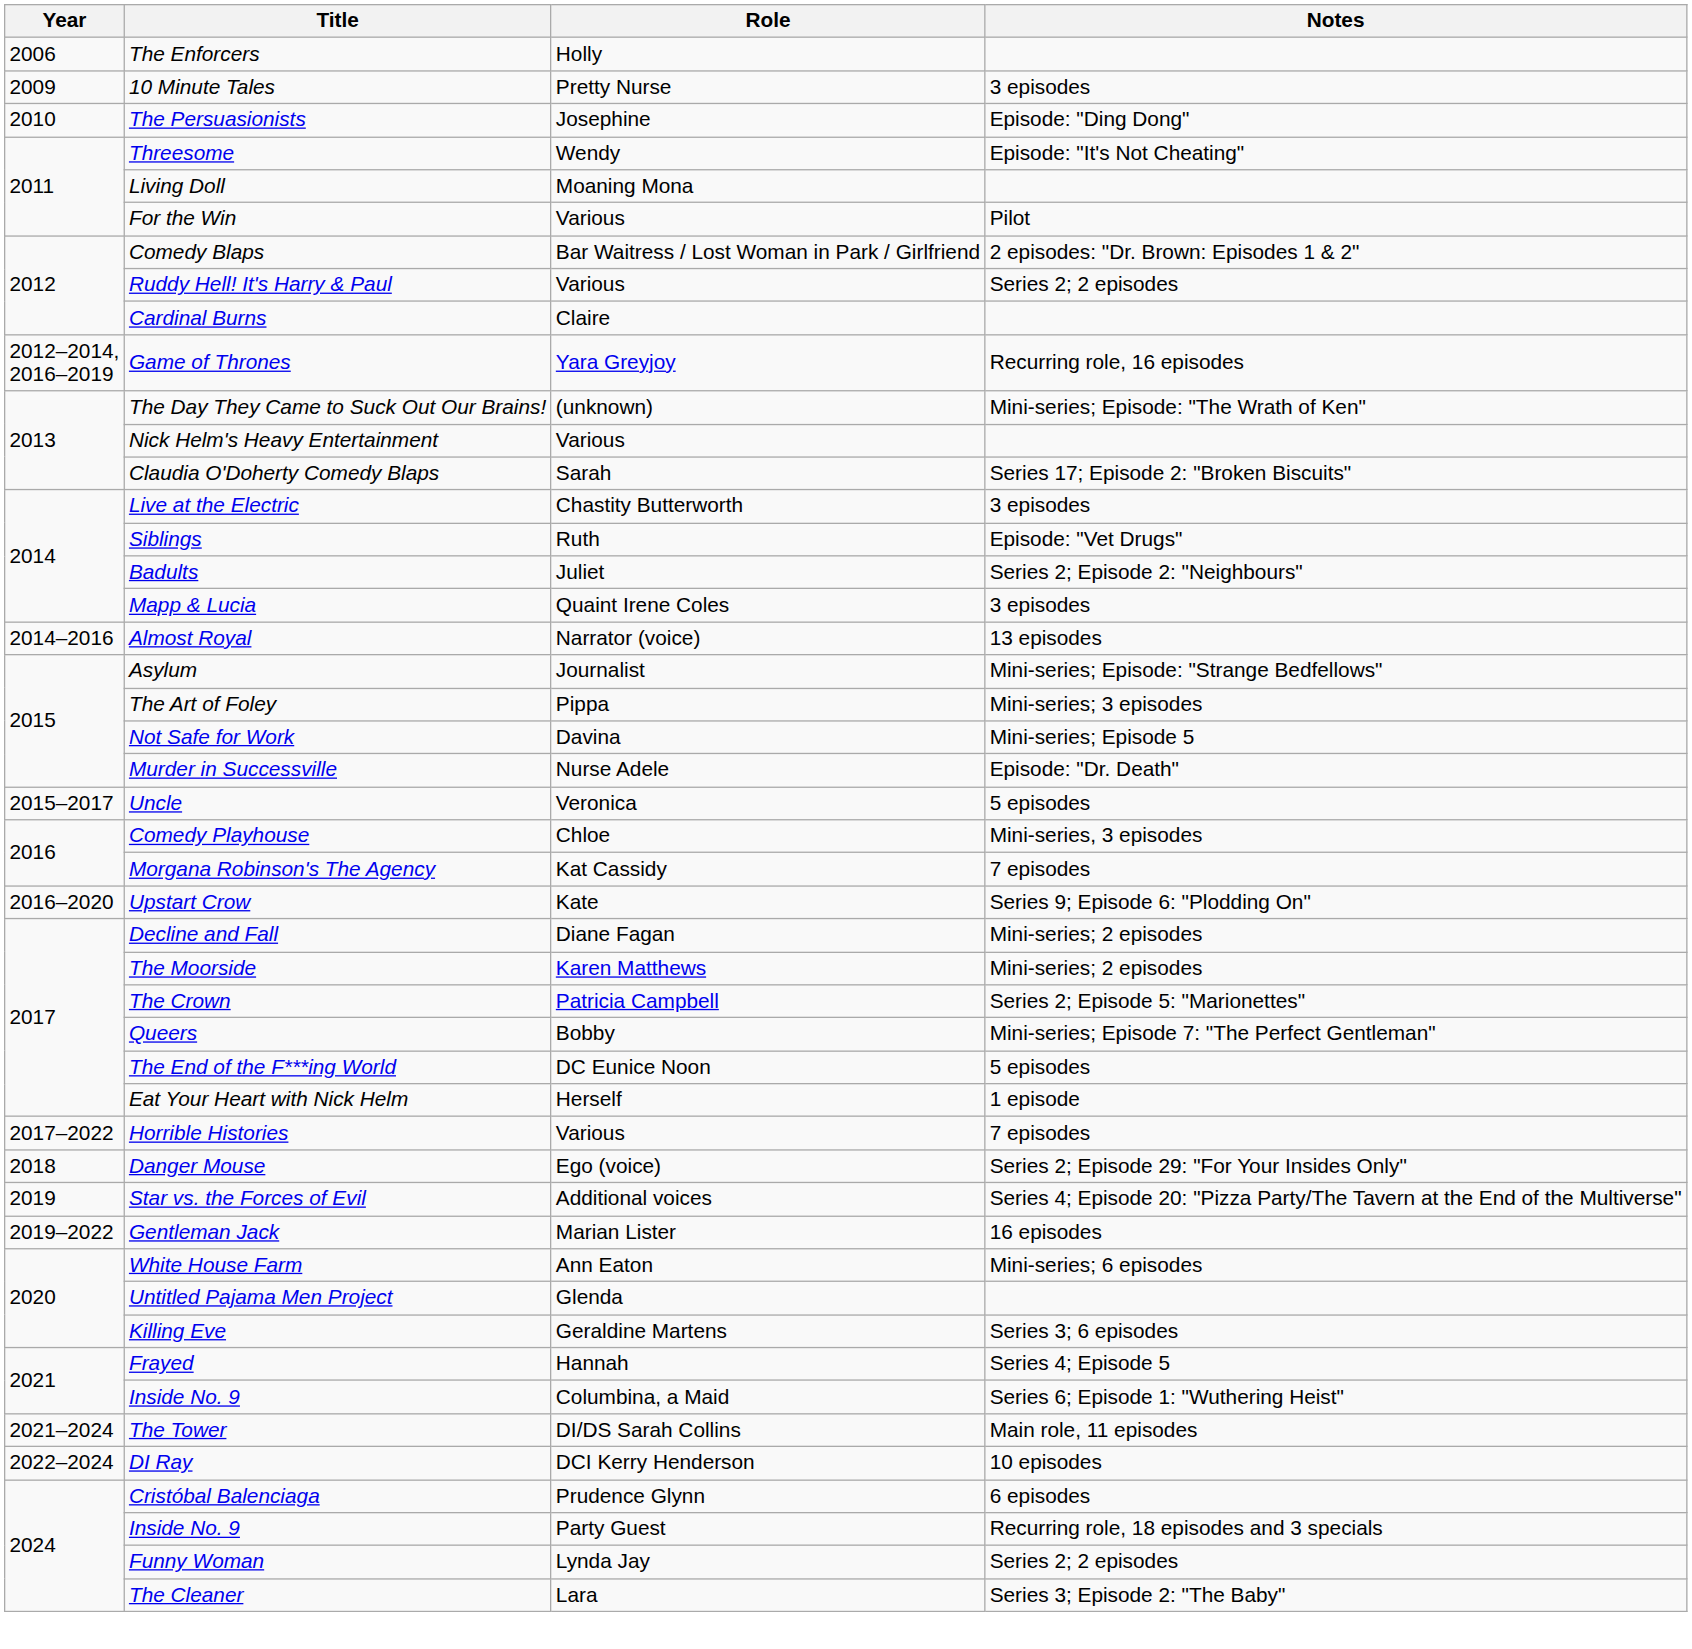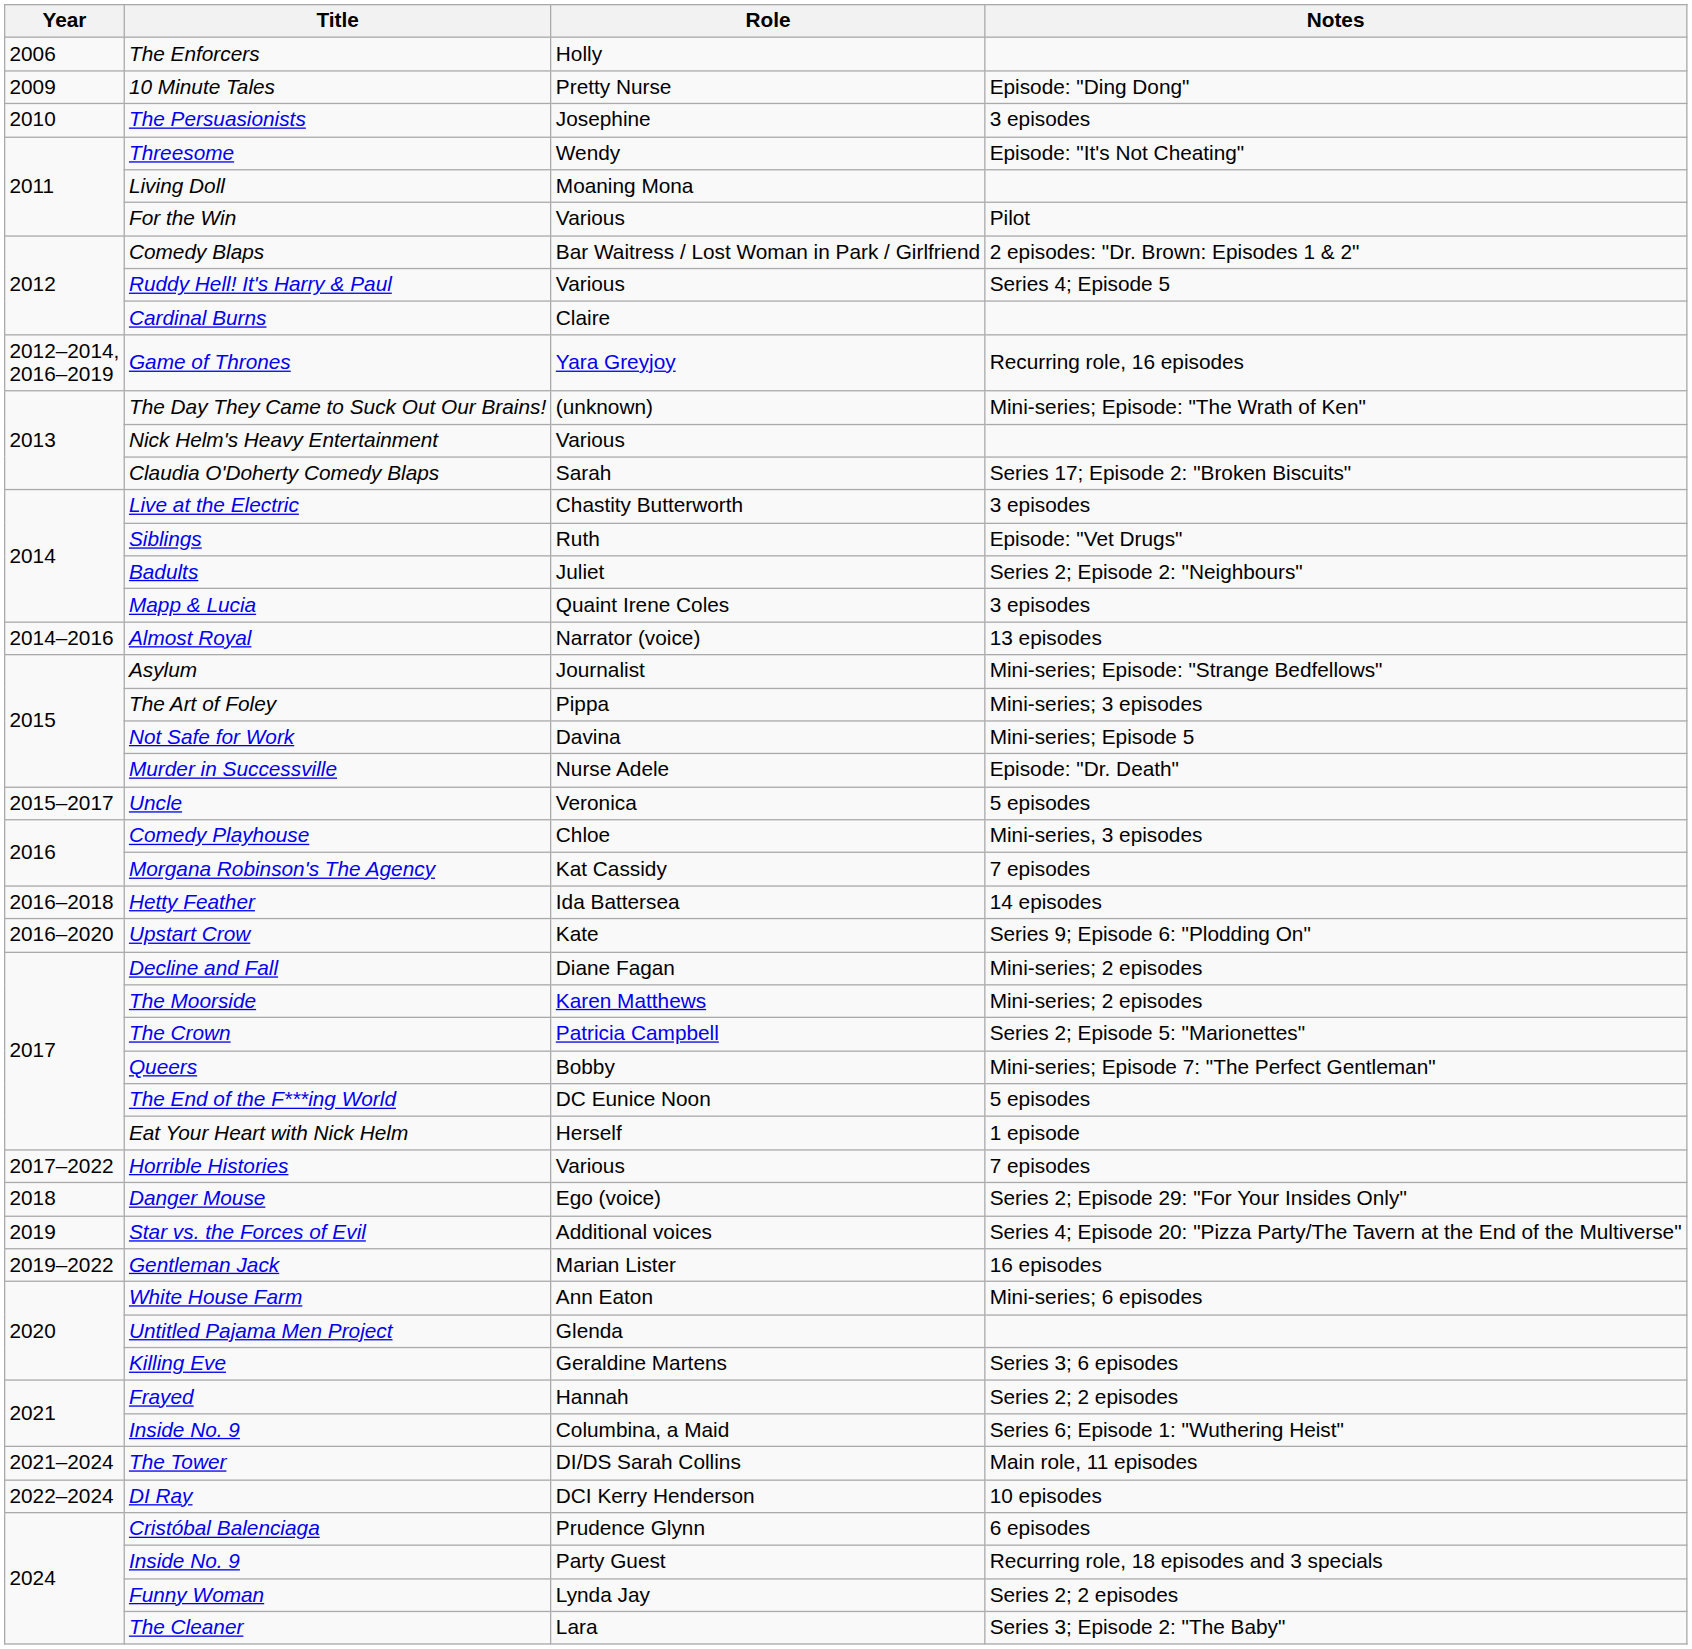(1040, 86) 3 episodes -> (1090, 86) Episode: "Ding Dong"
(1090, 119) Episode: "Ding Dong" -> (1040, 119) 3 episodes
(1084, 284) Series 2; 2 episodes -> (1080, 284) Series 4; Episode 5
+ row: (192, 902)
(1080, 1363) Series 4; Episode 5 -> (1084, 1396) Series 2; 2 episodes
